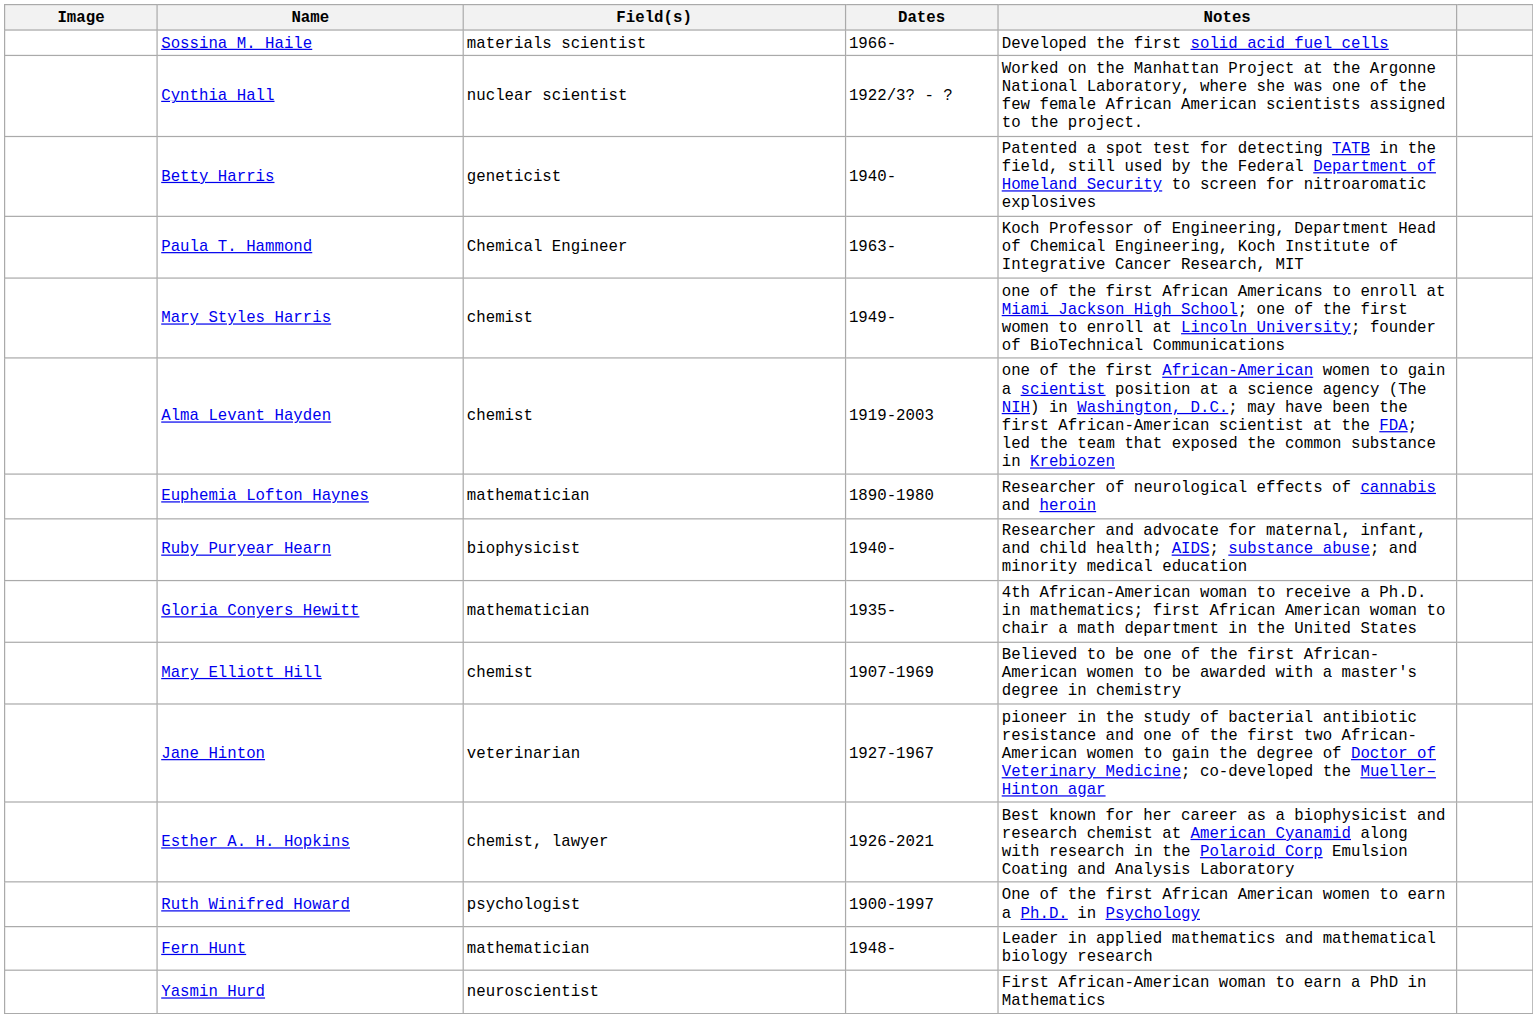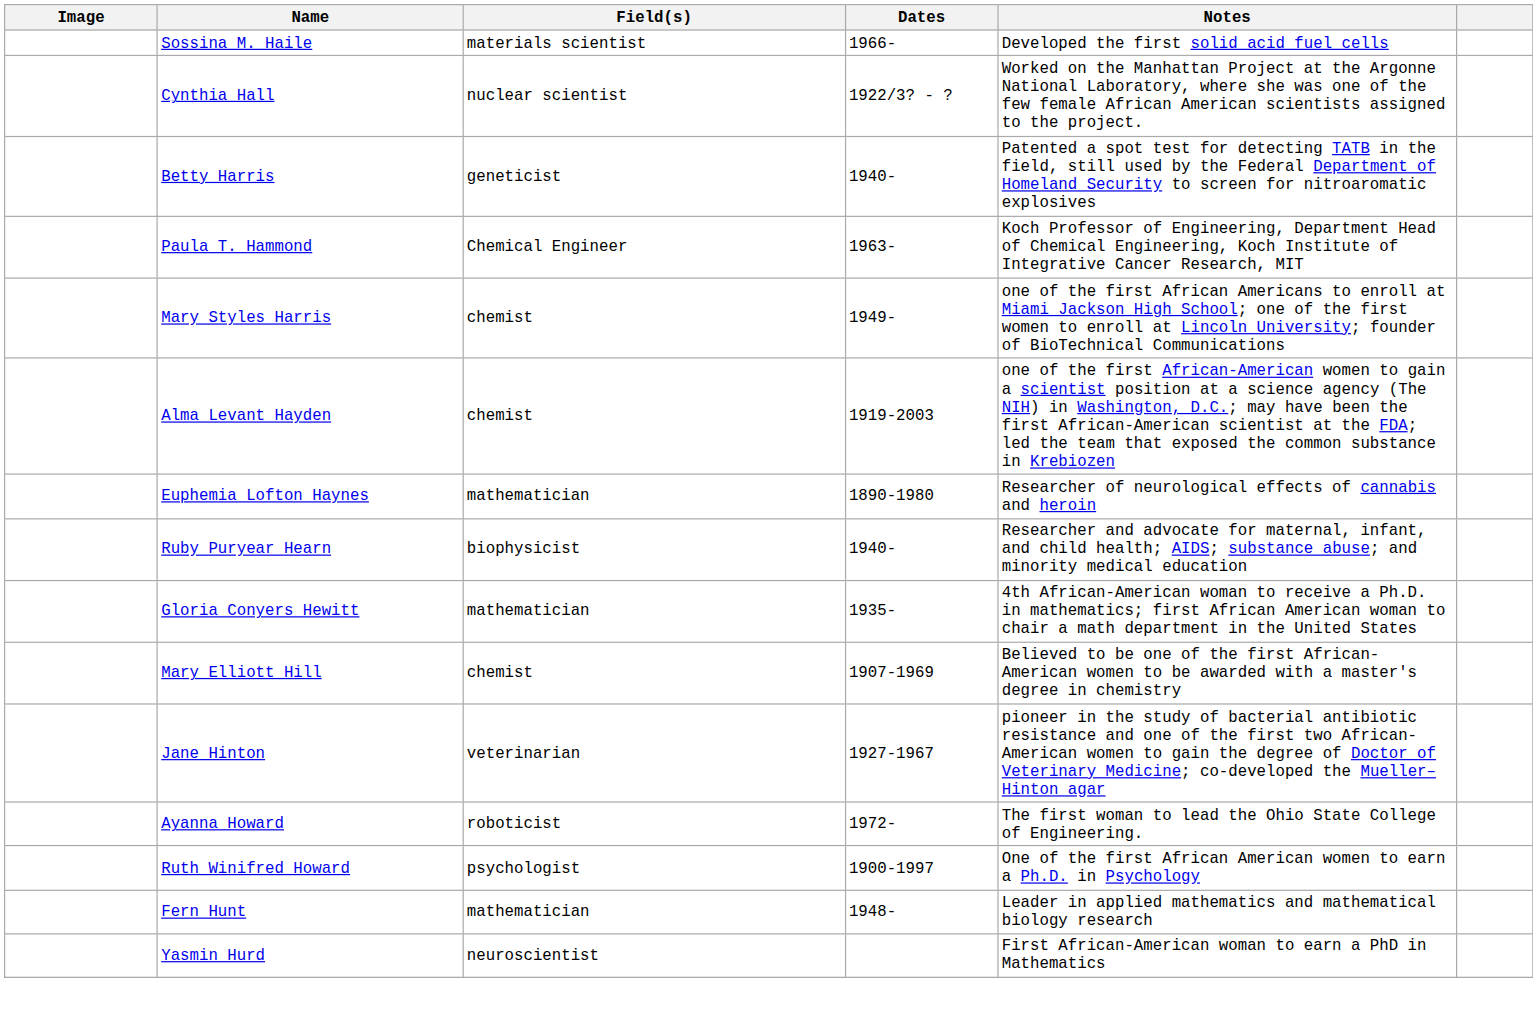- row: (256, 842)
+ row: (223, 824)
